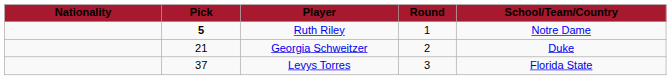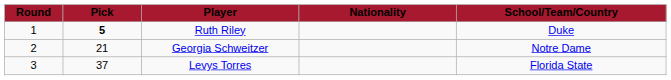columns swapped: (427, 13) <-> (83, 13)
(561, 30) Notre Dame -> (561, 30) Duke
(561, 48) Duke -> (561, 48) Notre Dame
